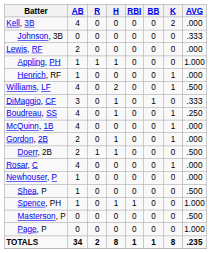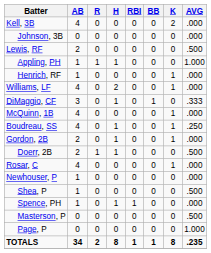(194, 36) .333 -> (194, 36) .000
(194, 49) .000 -> (194, 49) .500
(194, 88) .500 -> (194, 88) .000
rows swapped: (32, 113) <-> (30, 126)
(194, 203) 1.000 -> (194, 203) .000
